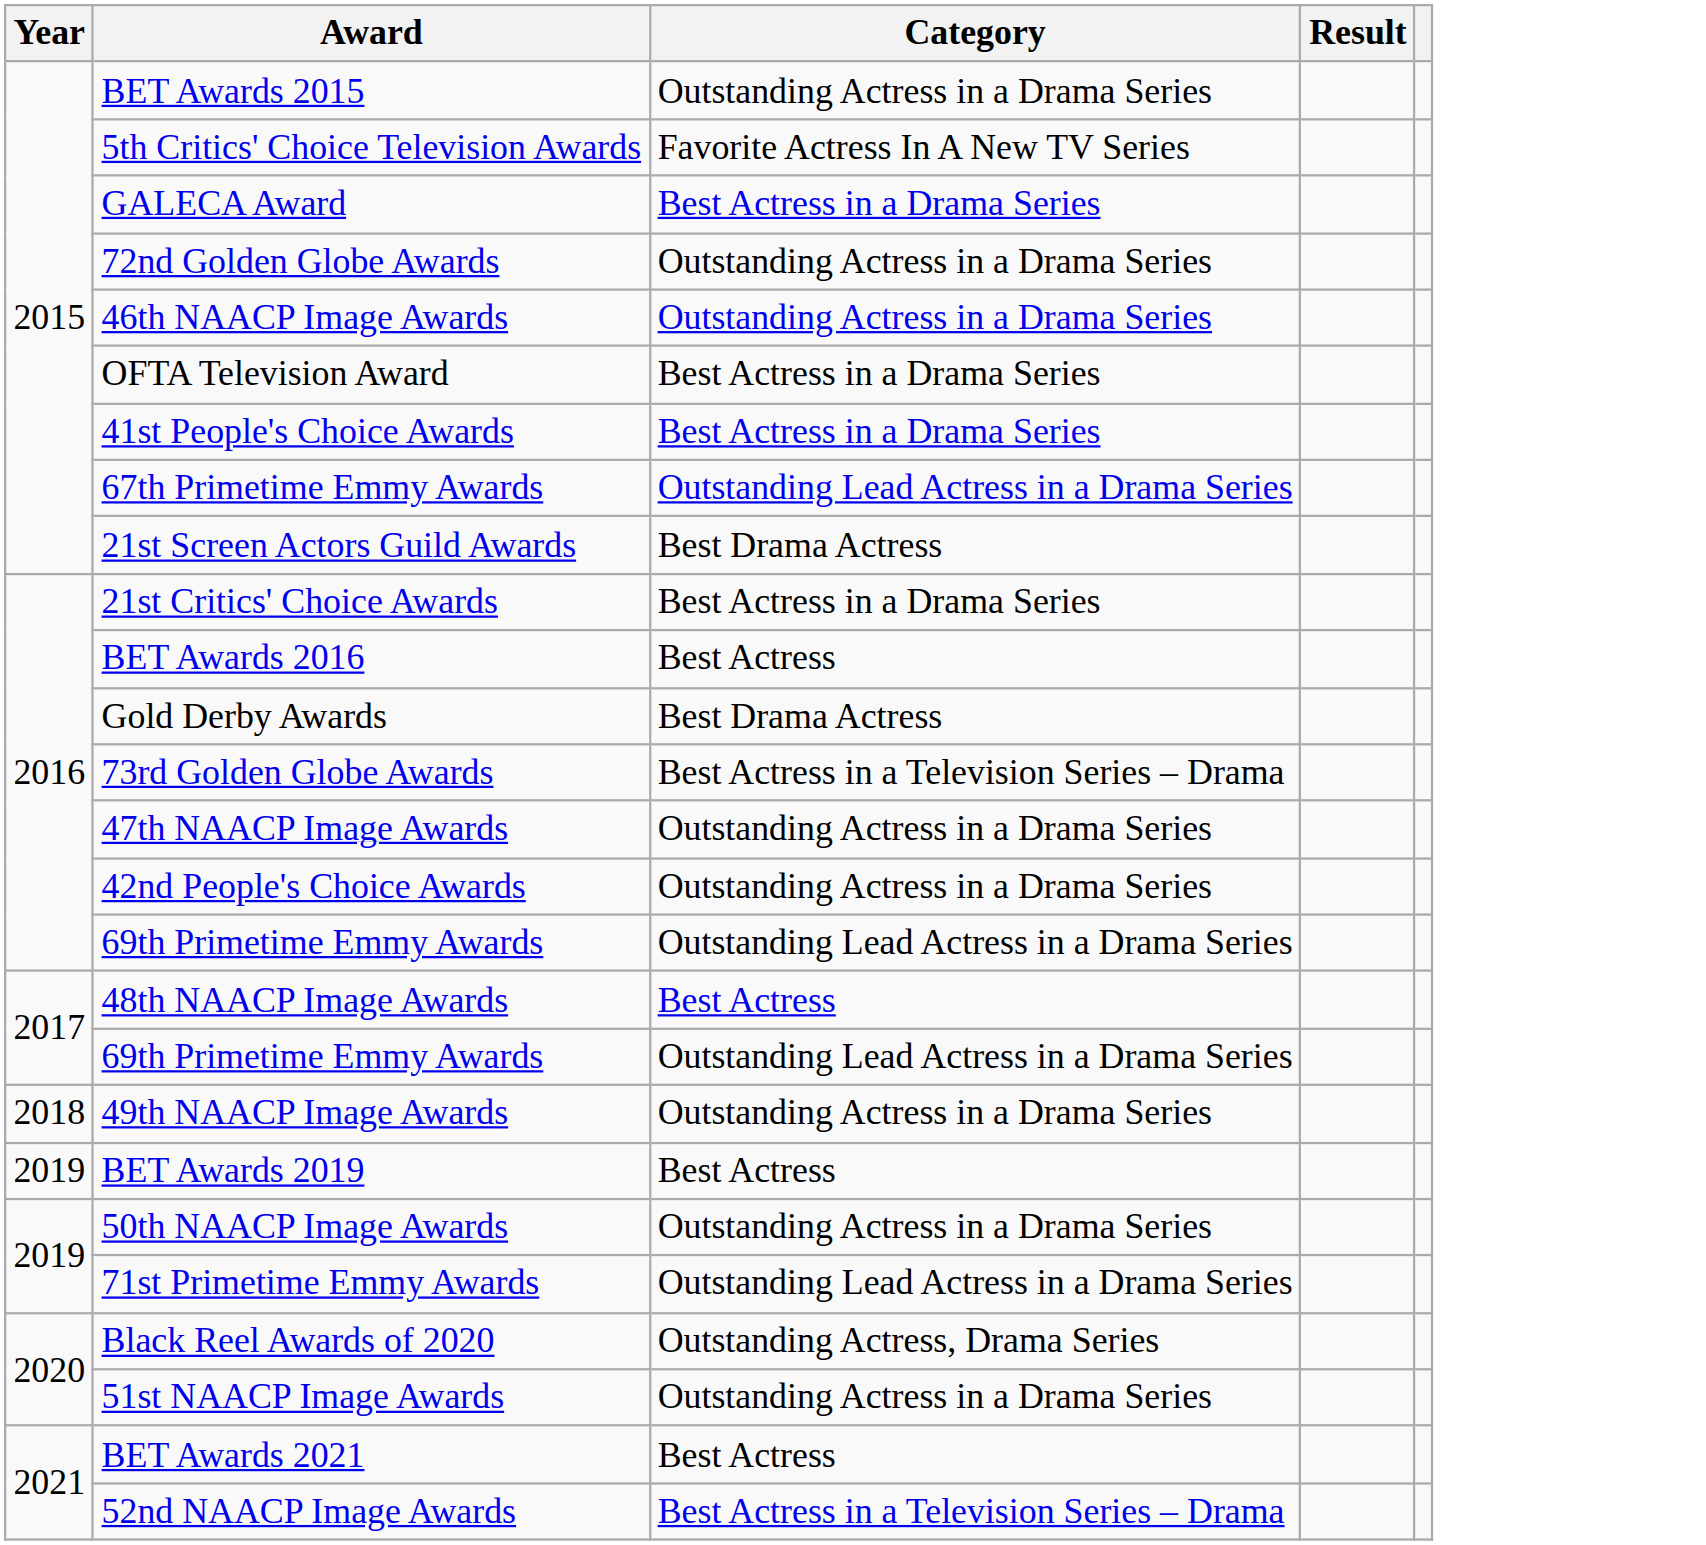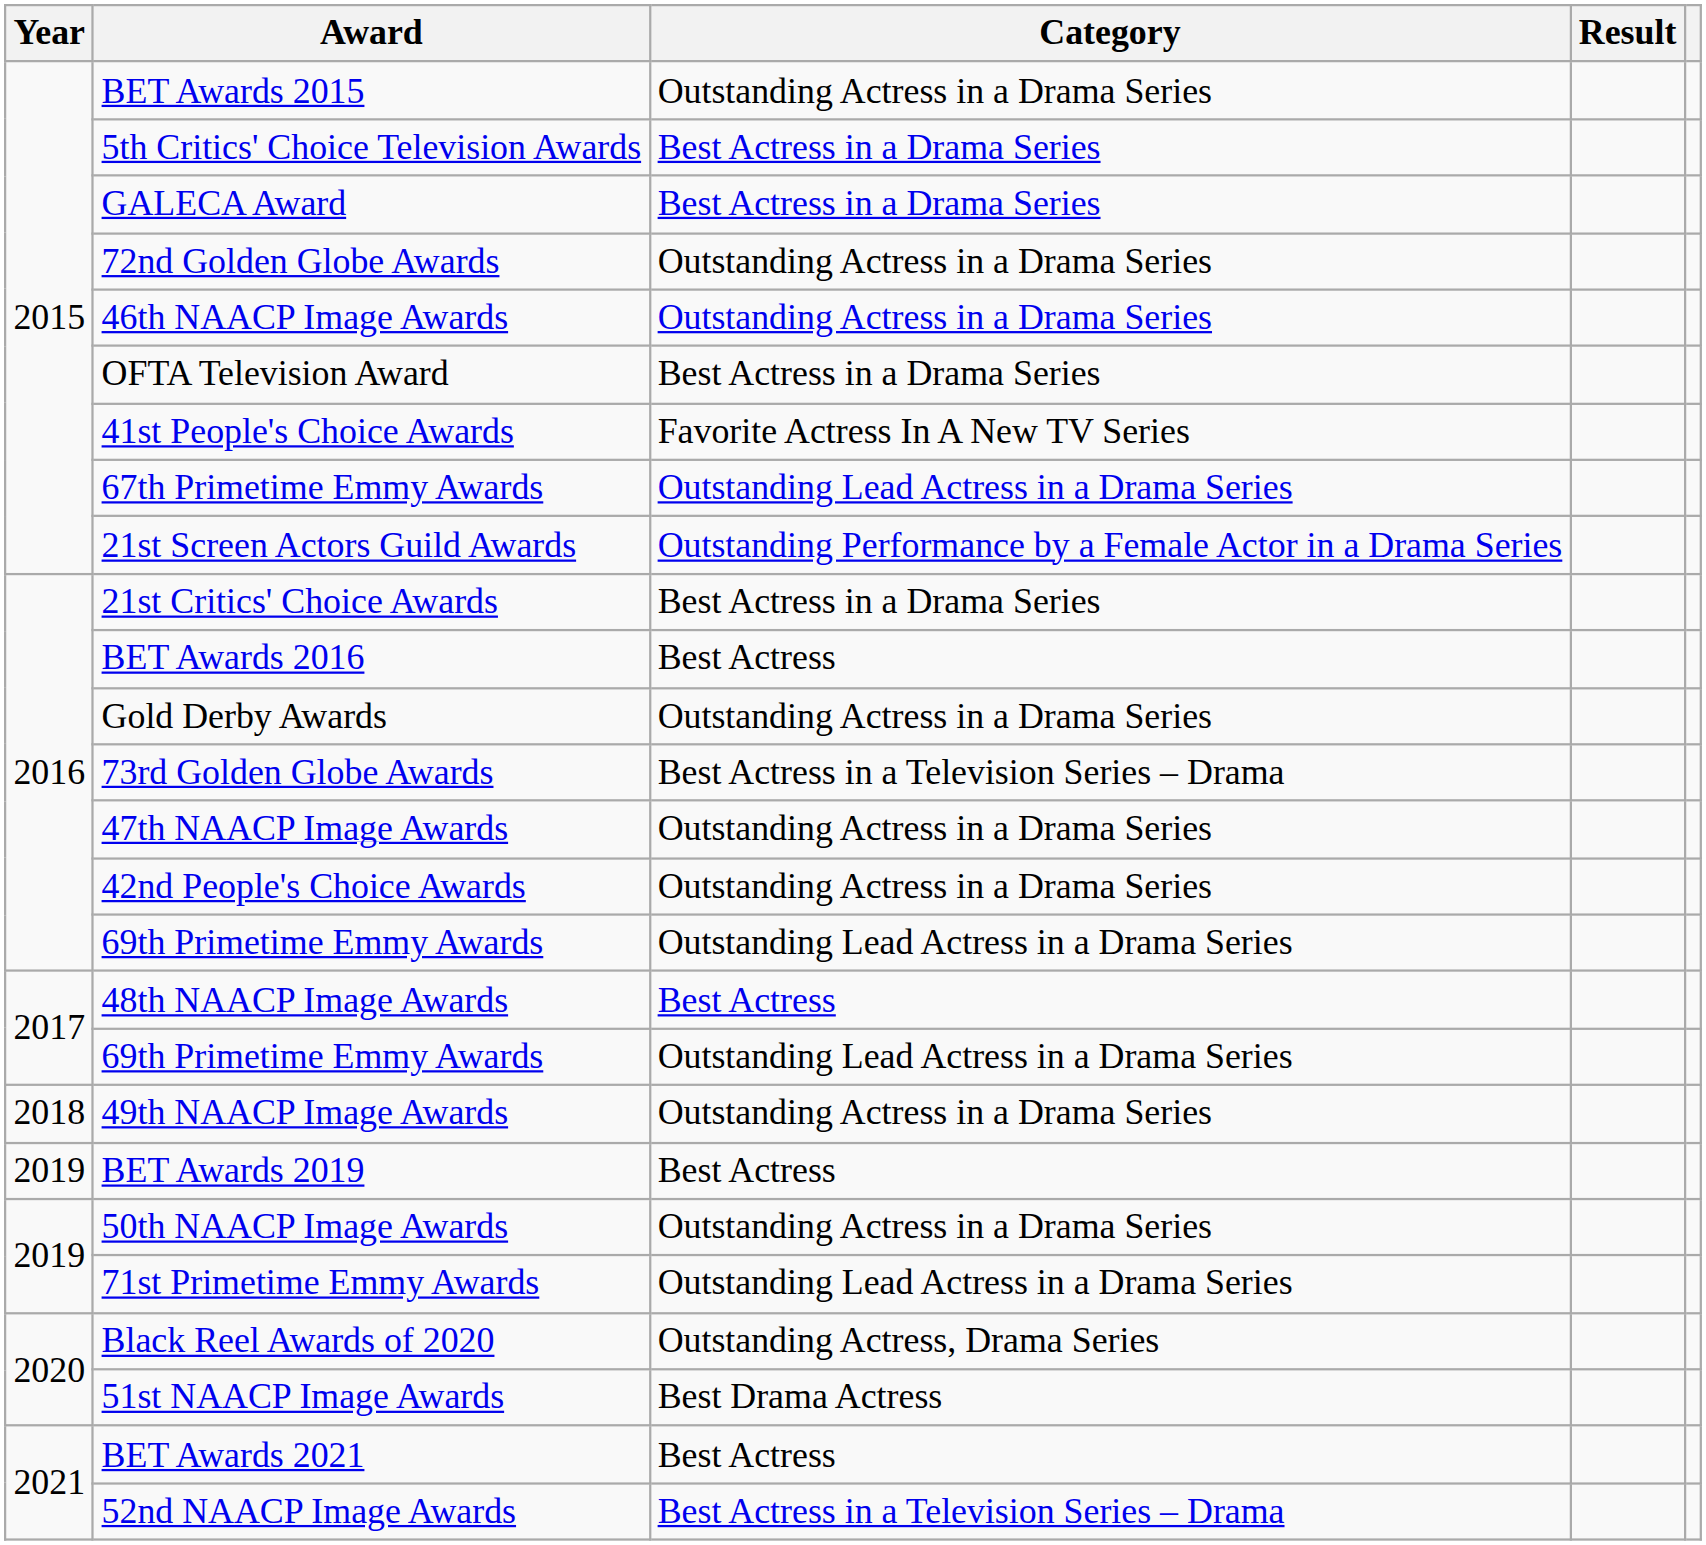(924, 146) Favorite Actress In A New TV Series -> (879, 146) Best Actress in a Drama Series
(879, 430) Best Actress in a Drama Series -> (924, 430) Favorite Actress In A New TV Series
(800, 544) Best Drama Actress -> (1110, 544) Outstanding Performance by a Female Actor in a Drama Series
(800, 714) Best Drama Actress -> (935, 714) Outstanding Actress in a Drama Series
(935, 1397) Outstanding Actress in a Drama Series -> (800, 1397) Best Drama Actress
